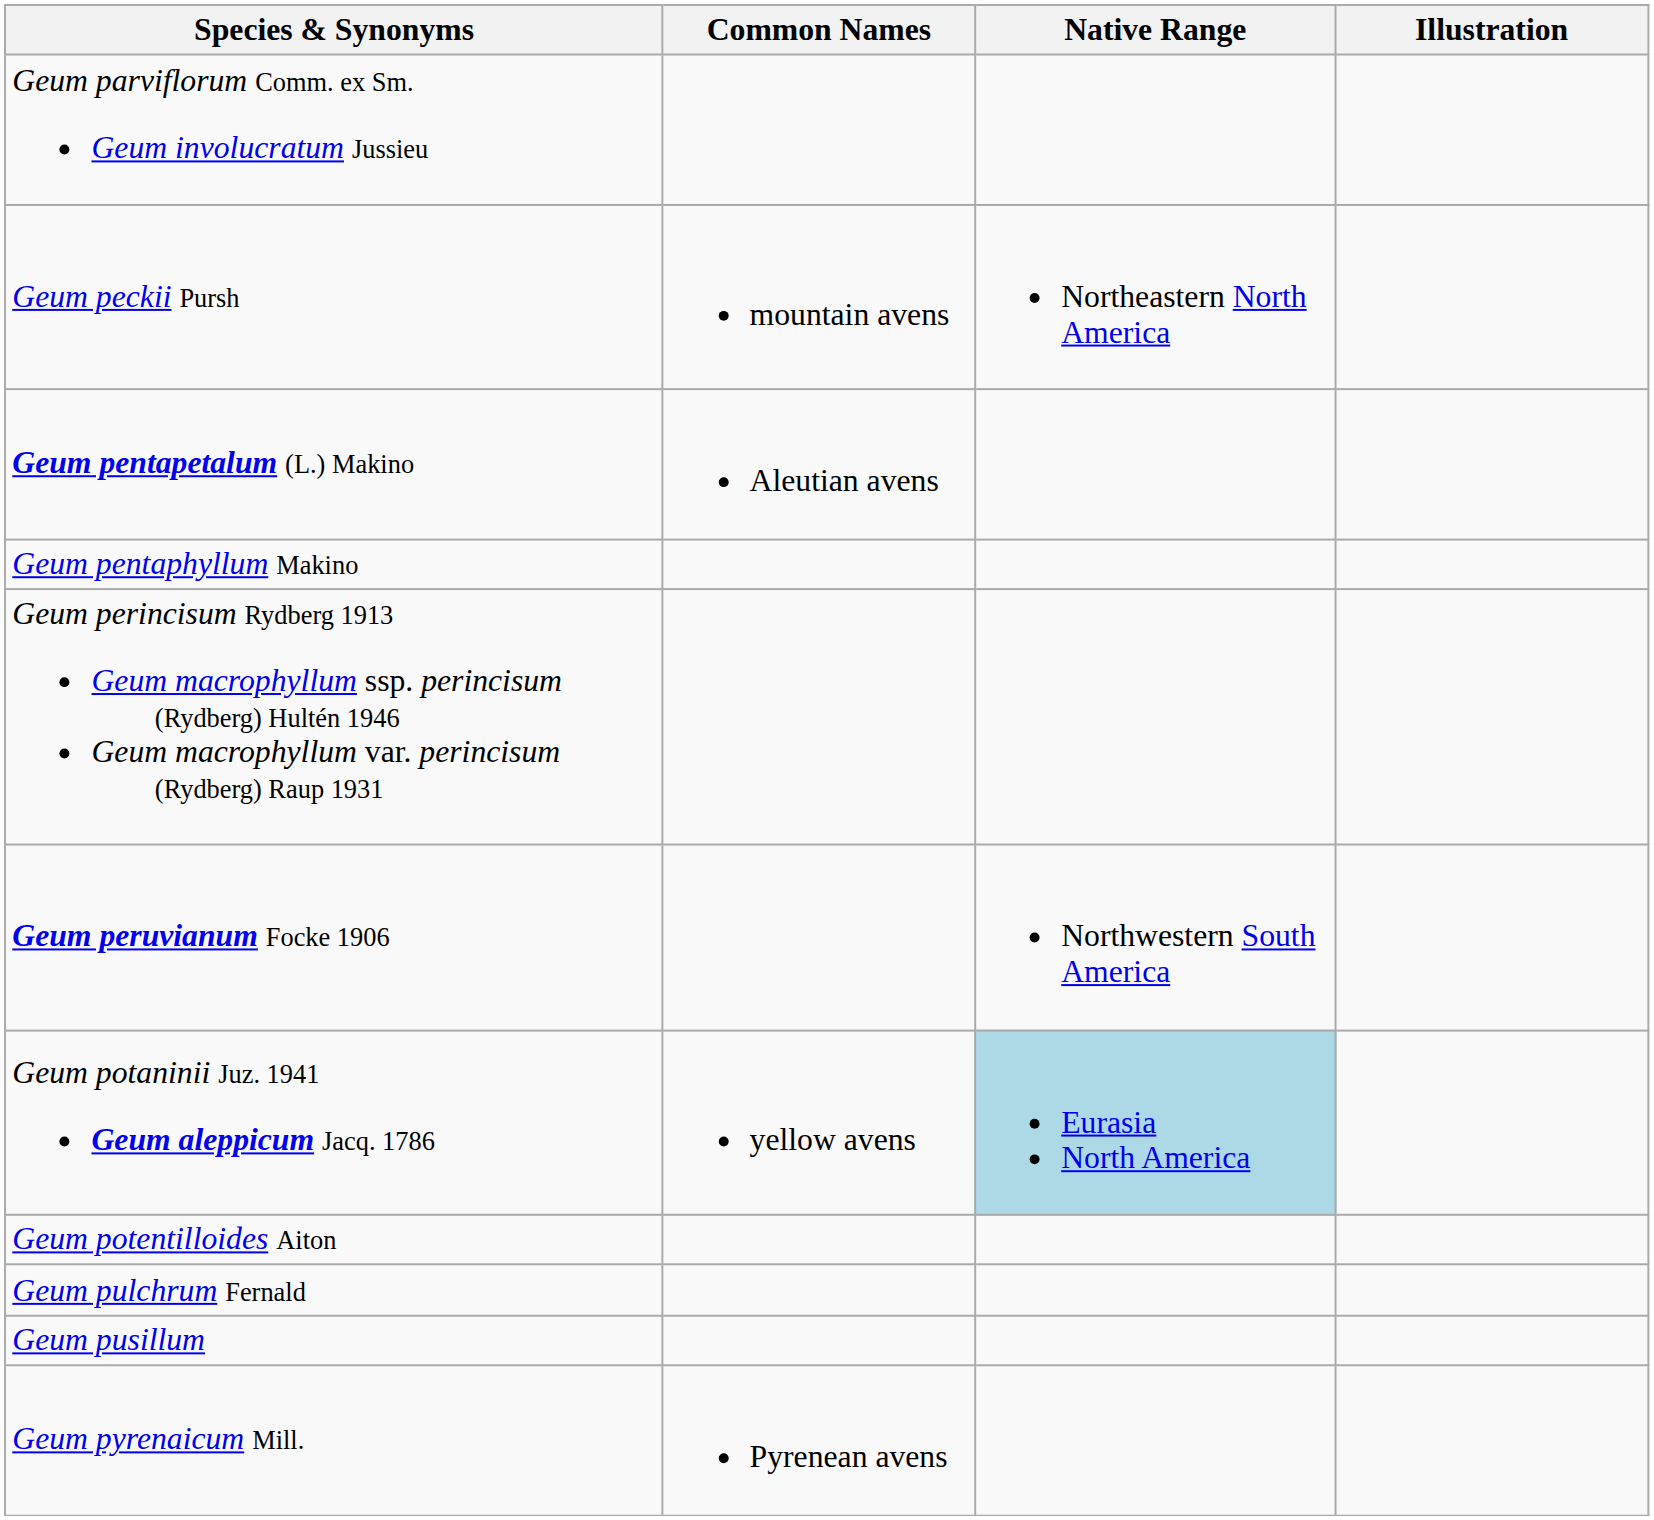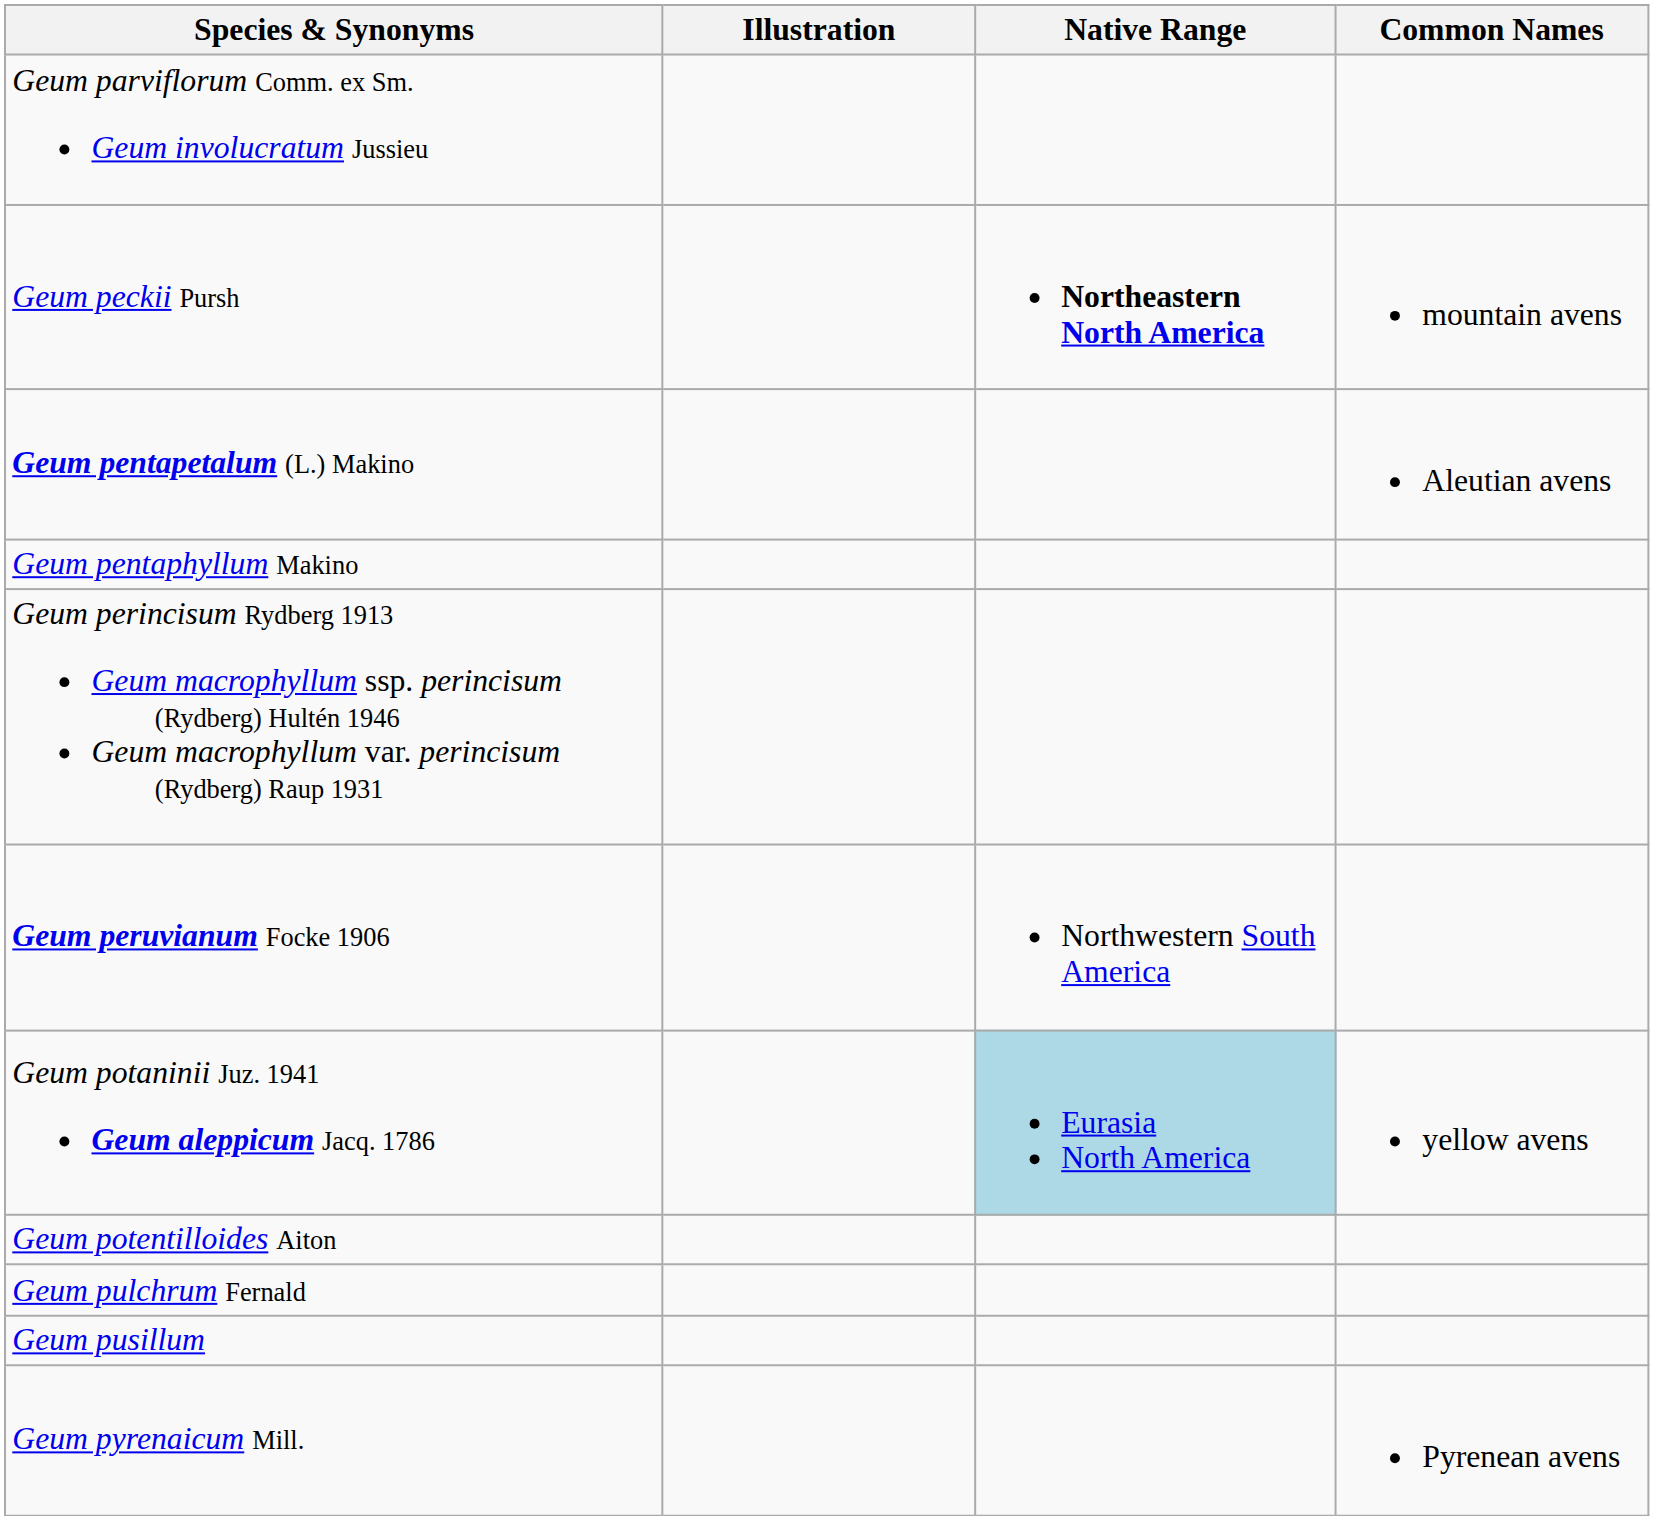columns swapped: (819, 29) <-> (1492, 29)
(1155, 315) normal -> (1155, 315) bold
